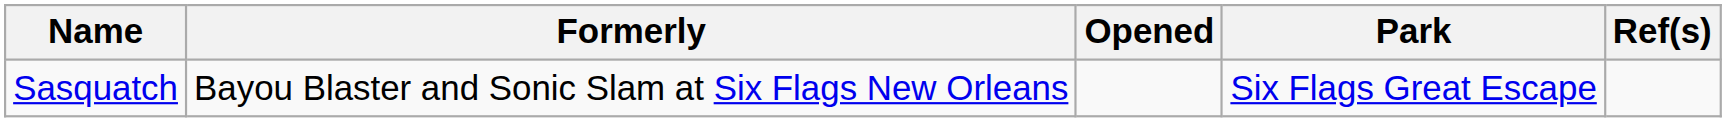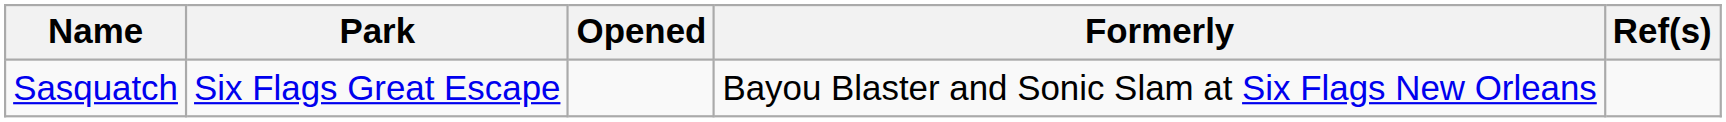columns swapped: (1414, 32) <-> (631, 32)
